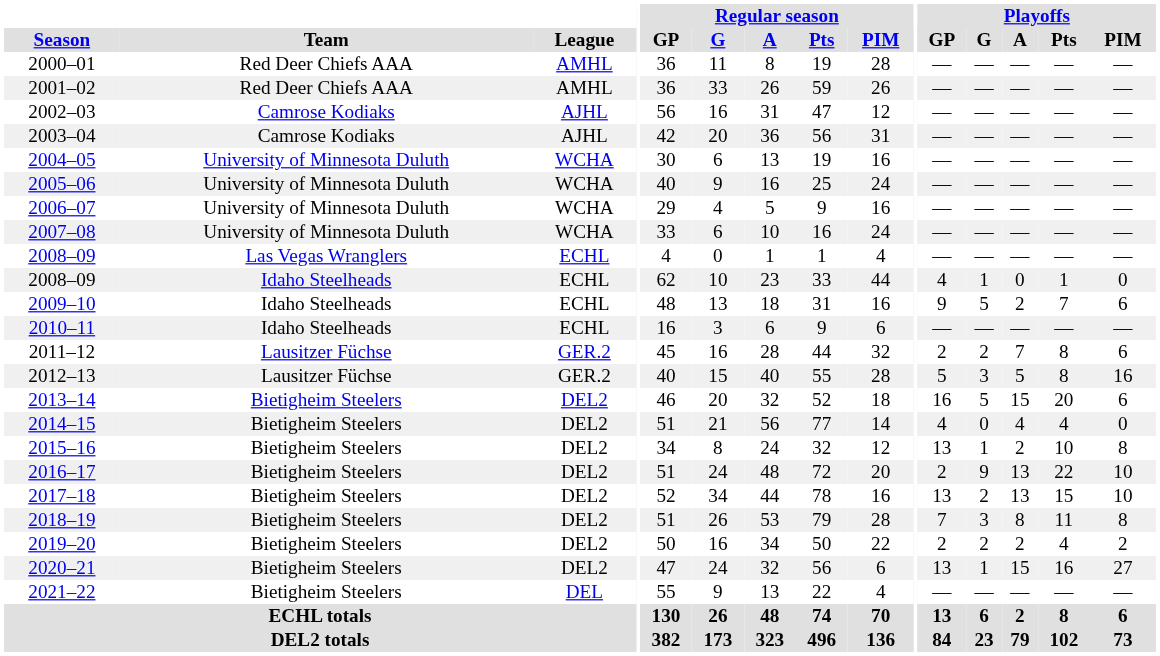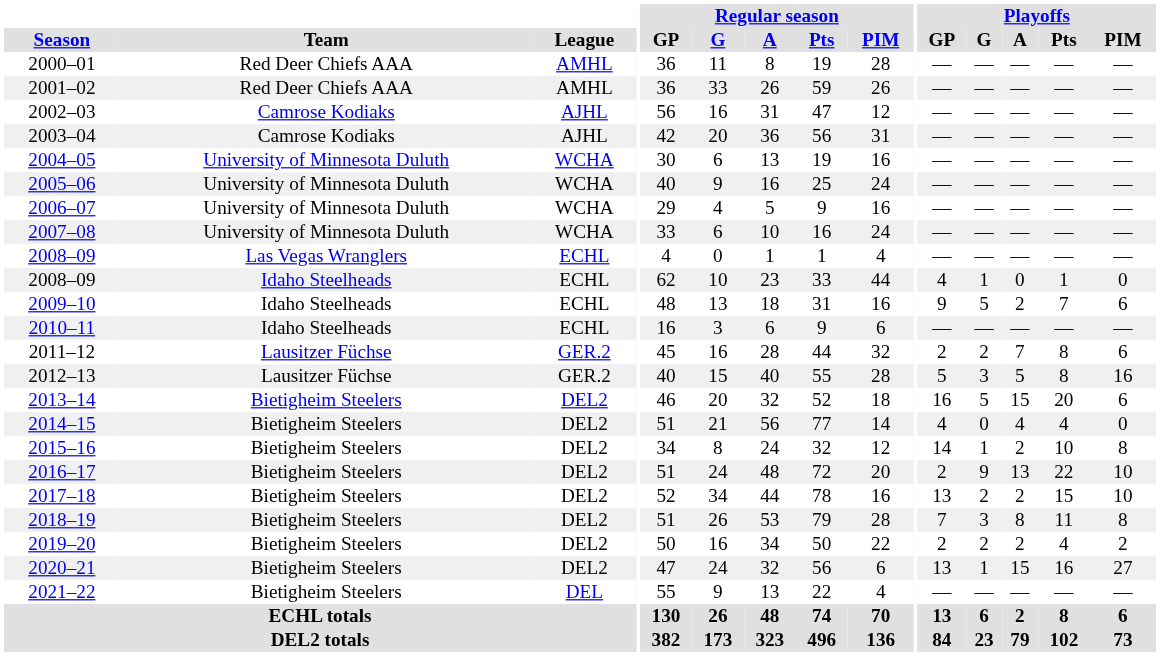(942, 447) 13 -> (942, 447) 14
(1020, 495) 13 -> (1020, 495) 2
